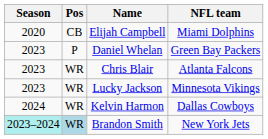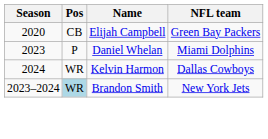(216, 32) Miami Dolphins -> (216, 32) Green Bay Packers
(216, 50) Green Bay Packers -> (216, 50) Miami Dolphins
- row: (127, 69)
- row: (127, 87)
(33, 124) paleturquoise background -> (33, 87) no background
